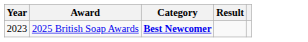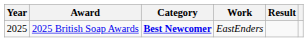+ column: (240, 12)
(17, 28) 2023 -> (17, 28) 2025
